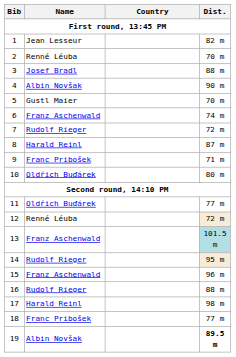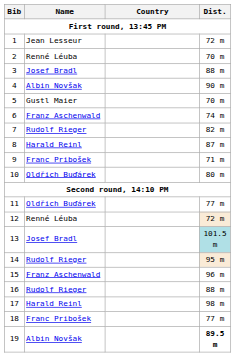(215, 41) 82 m -> (215, 41) 72 m
(215, 130) 72 m -> (215, 130) 82 m
(63, 239) Franz Aschenwald -> (52, 239) Josef Bradl
